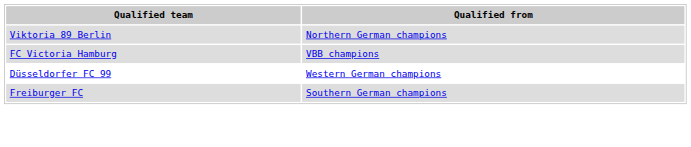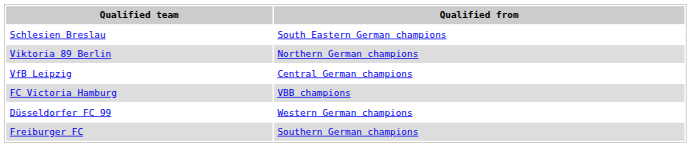+ row: (58, 35)
+ row: (41, 73)
